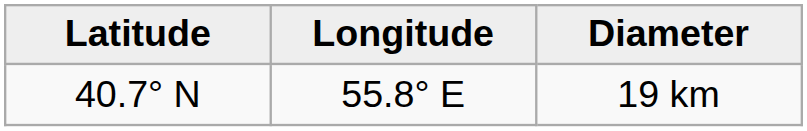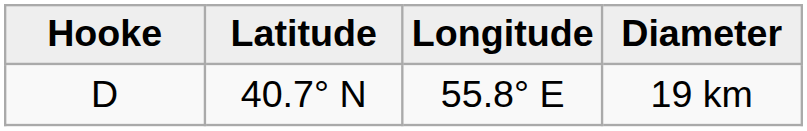+ column: (105, 34)
